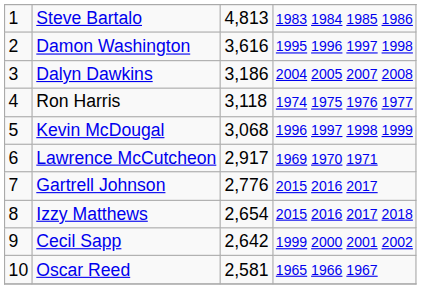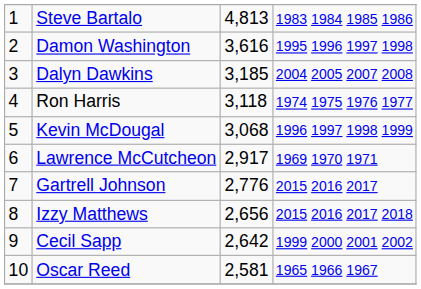(246, 74) 3,186 -> (246, 74) 3,185
(246, 213) 2,654 -> (246, 213) 2,656
